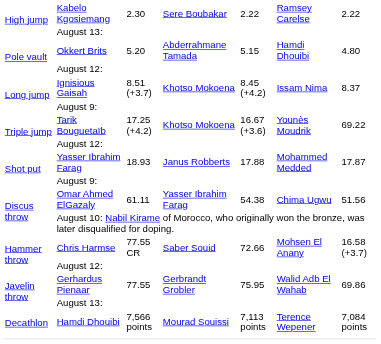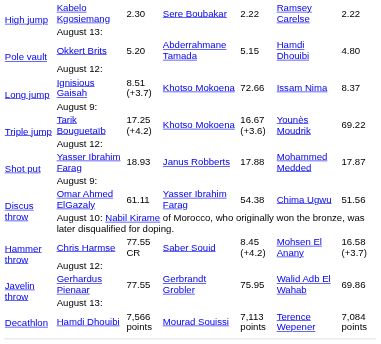(253, 88) 8.45 (+4.2) -> (252, 88) 72.66
(252, 247) 72.66 -> (253, 247) 8.45 (+4.2)
